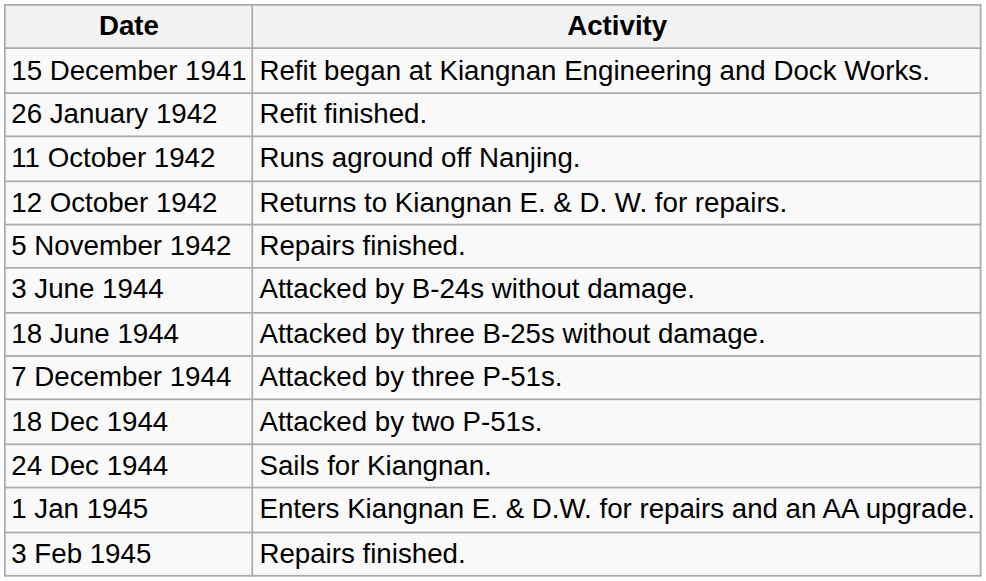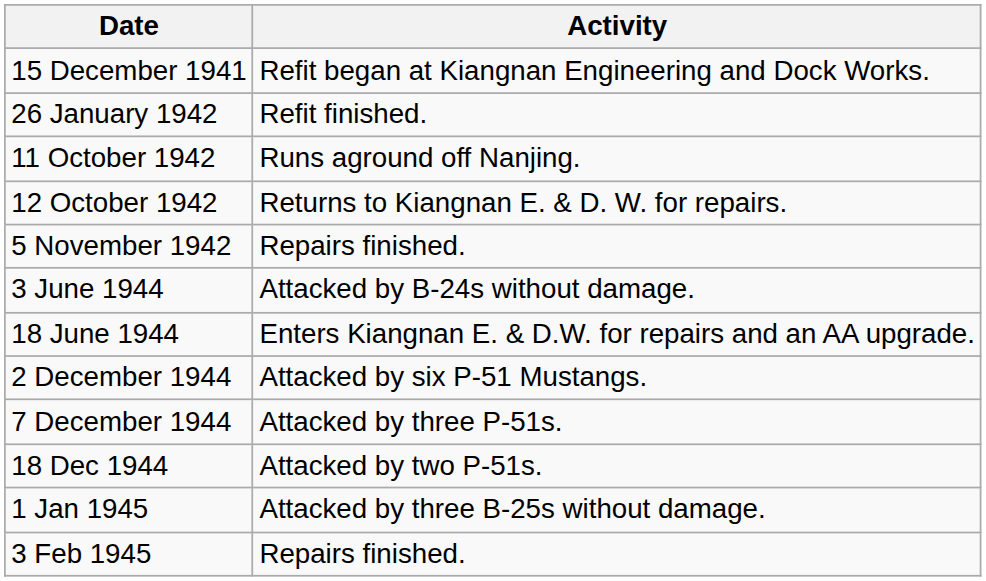(513, 333) Attacked by three B-25s without damage. -> (617, 333) Enters Kiangnan E. & D.W. for repairs and an AA upgrade.
+ row: (121, 377)
- row: (90, 465)
(617, 509) Enters Kiangnan E. & D.W. for repairs and an AA upgrade. -> (513, 509) Attacked by three B-25s without damage.
